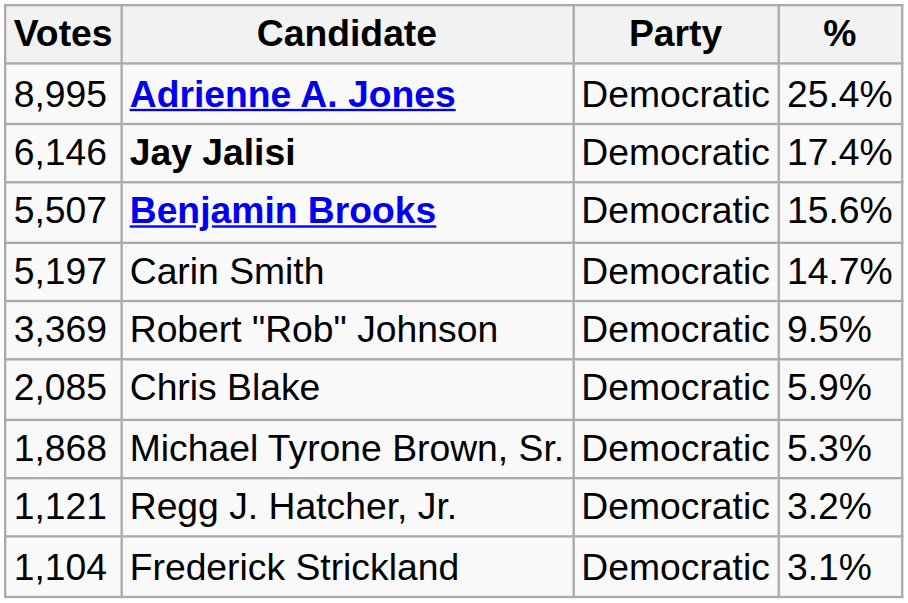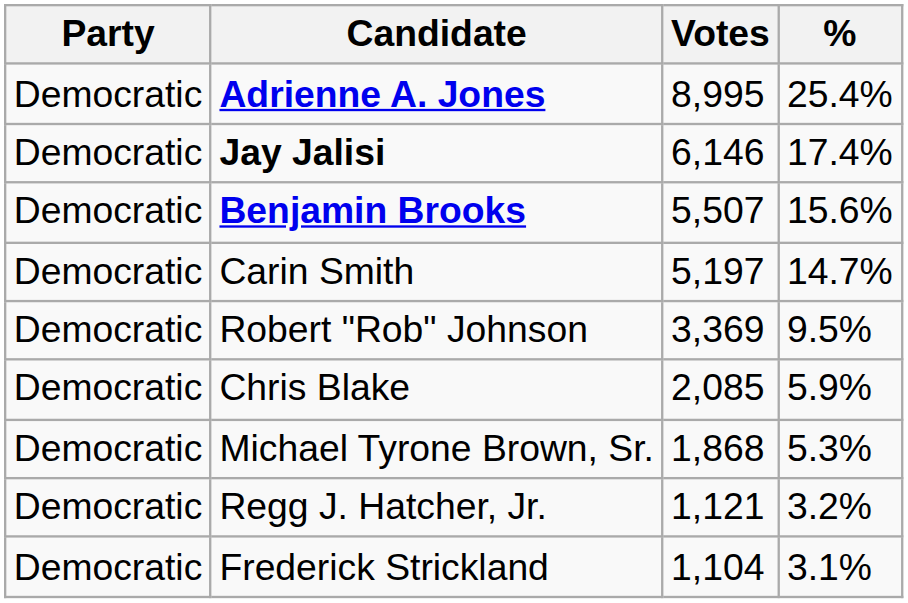columns swapped: (676, 34) <-> (63, 34)
